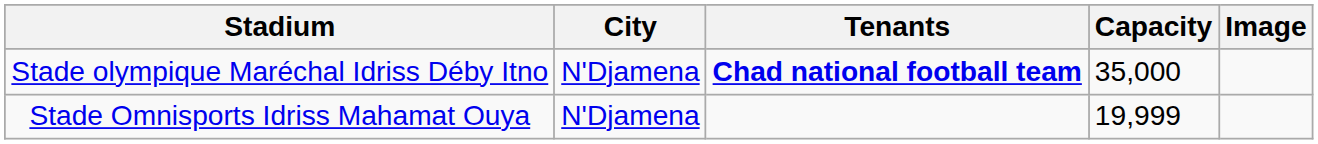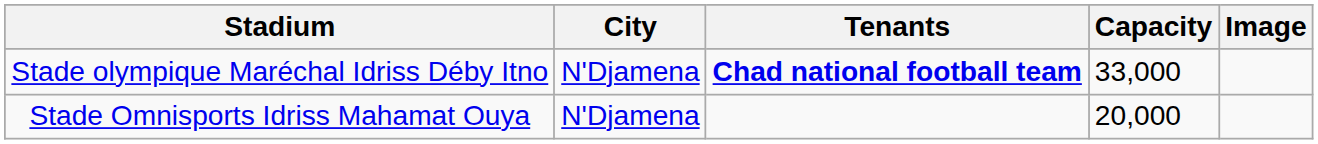(1138, 71) 35,000 -> (1138, 71) 33,000
(1138, 116) 19,999 -> (1138, 116) 20,000
